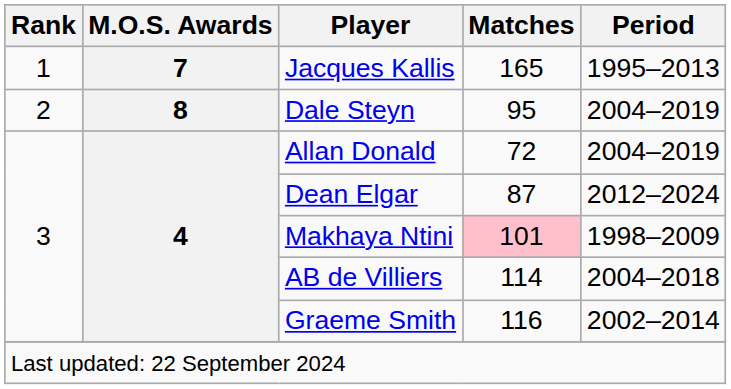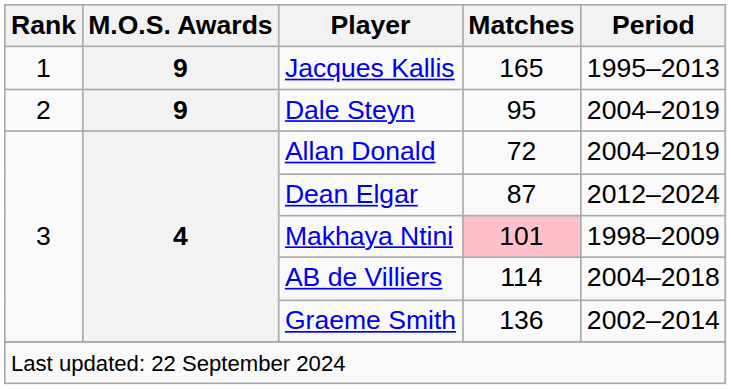(180, 67) 7 -> (180, 67) 9
(180, 109) 8 -> (180, 109) 9
(521, 320) 116 -> (521, 320) 136
